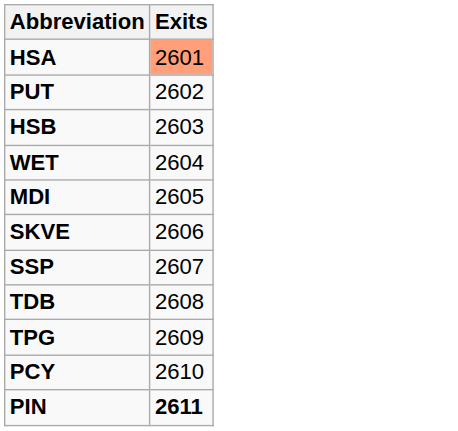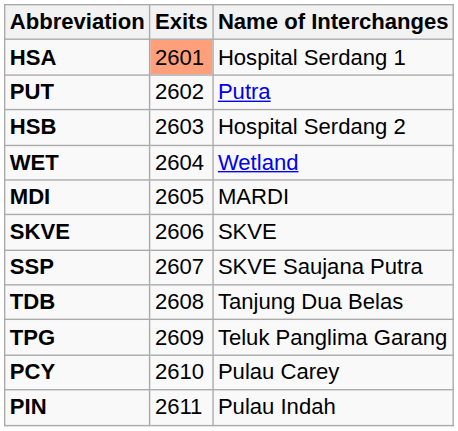+ column: (333, 22)
(179, 407) bold -> (179, 407) normal
